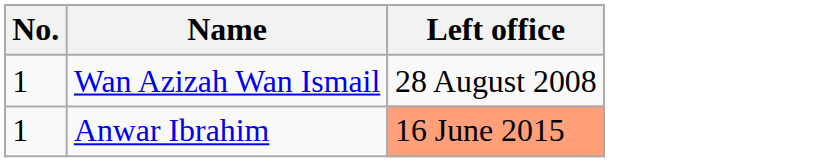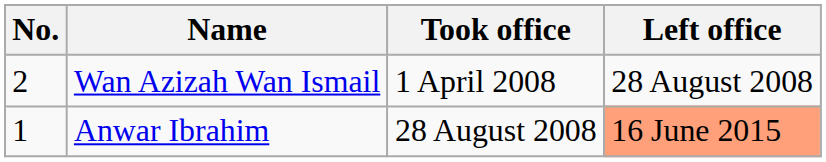+ column: (496, 29)
(20, 80) 1 -> (20, 80) 2
